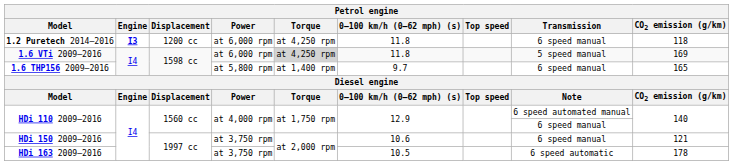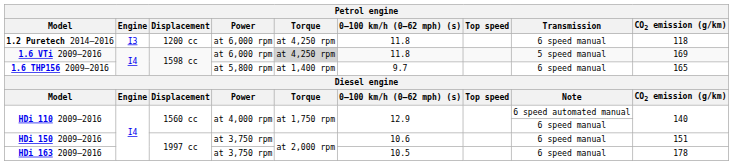(133, 41) bold -> (133, 41) normal
(680, 140) 121 -> (680, 140) 151
(572, 154) 6 speed automatic -> (572, 154) 6 speed manual
